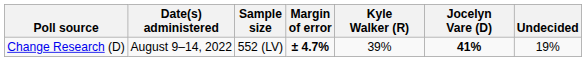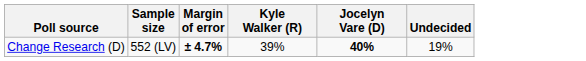- column: (181, 21)
(469, 47) 41% -> (362, 47) 40%
